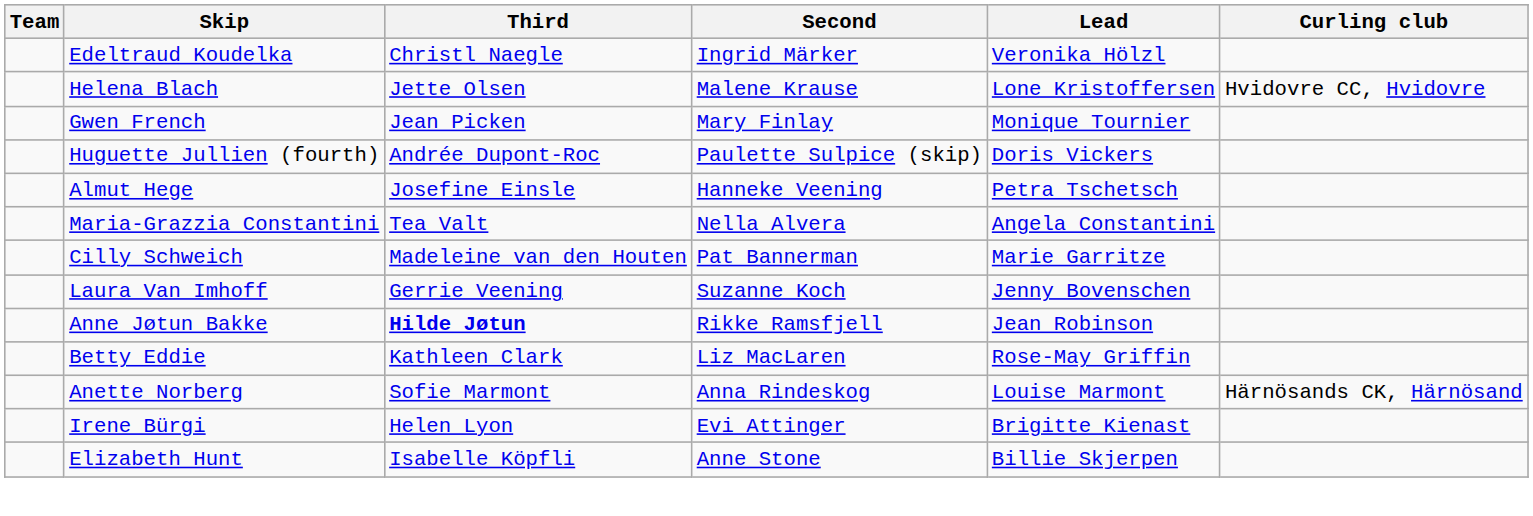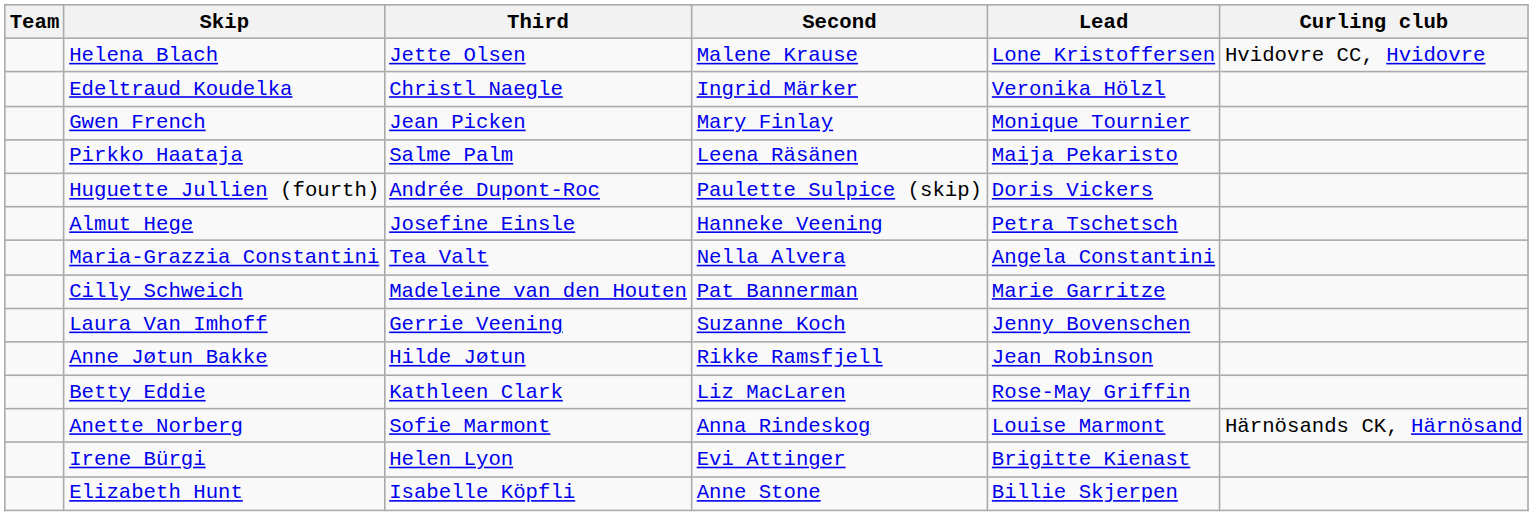rows swapped: (181, 55) <-> (144, 89)
+ row: (156, 156)
(457, 325) bold -> (457, 359) normal
